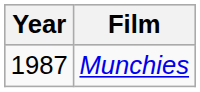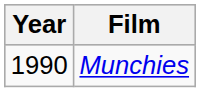(39, 65) 1987 -> (39, 65) 1990
